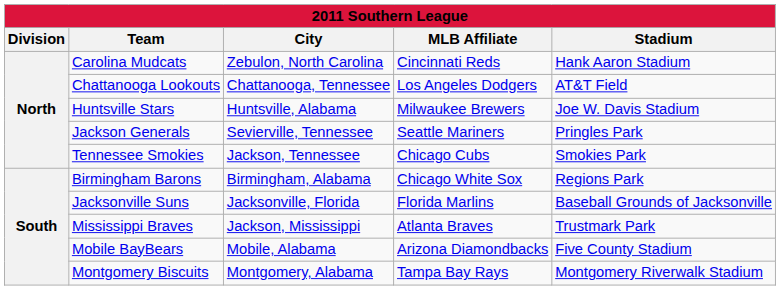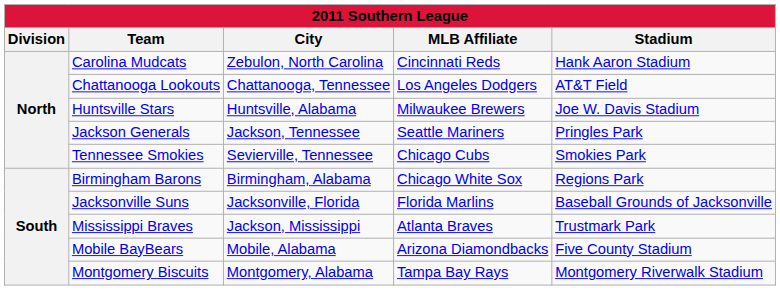(300, 132) Sevierville, Tennessee -> (293, 132) Jackson, Tennessee
(293, 156) Jackson, Tennessee -> (300, 156) Sevierville, Tennessee
